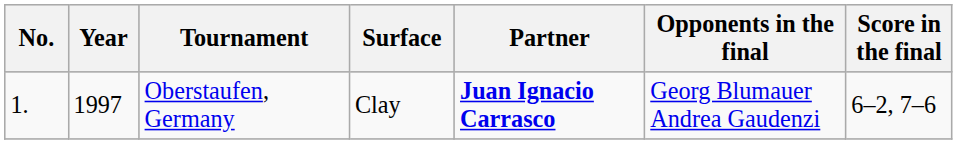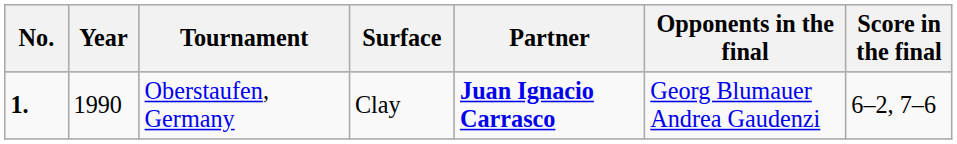(19, 105) normal -> (19, 105) bold
(98, 105) 1997 -> (98, 105) 1990
